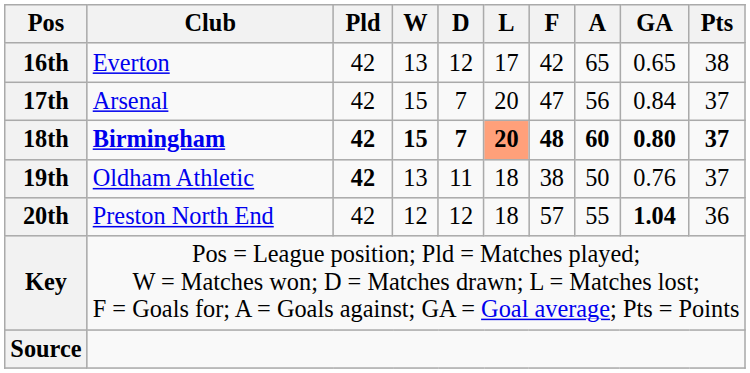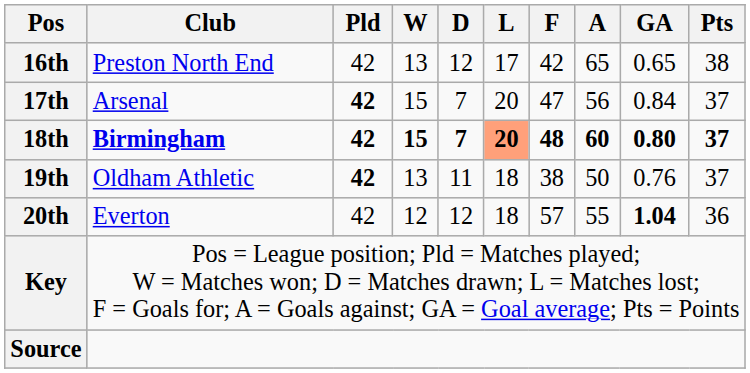(131, 62) Everton -> (183, 62) Preston North End
(363, 100) normal -> (363, 100) bold
(183, 216) Preston North End -> (131, 216) Everton
